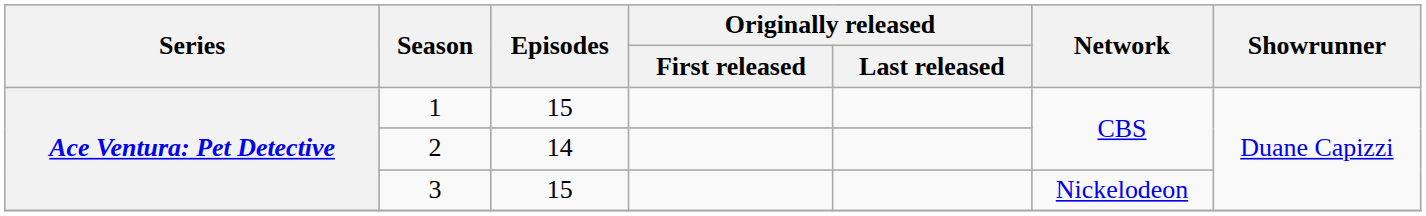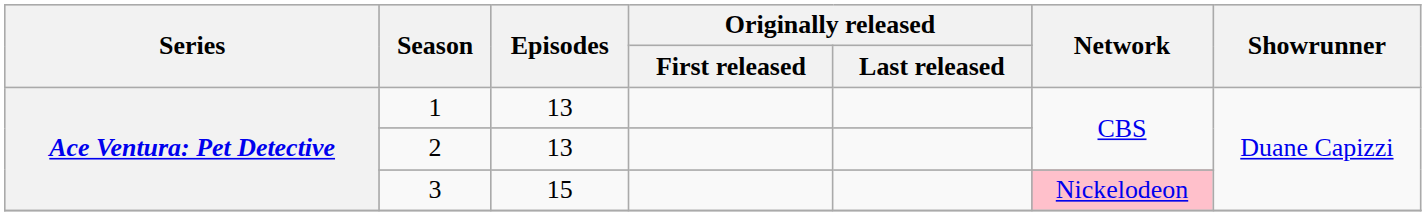(560, 107) 15 -> (560, 107) 13
(560, 148) 14 -> (560, 148) 13
(1122, 189) no background -> (1122, 189) pink background
